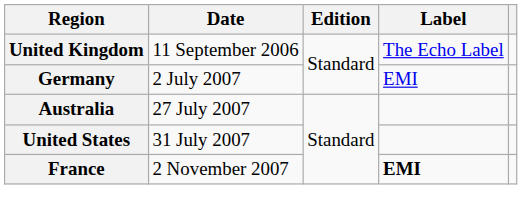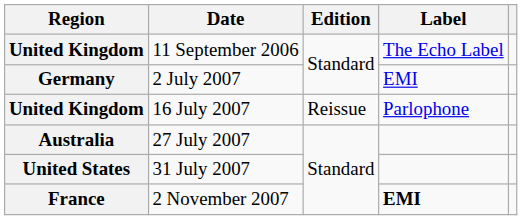+ row: (201, 109)
